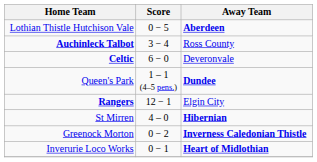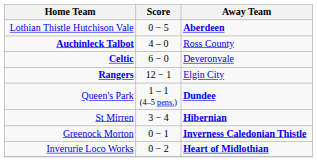(158, 43) 3 − 4 -> (158, 43) 4 – 0
rows swapped: (116, 102) <-> (108, 80)
(158, 117) 4 – 0 -> (158, 117) 3 − 4
(158, 133) 0 − 2 -> (158, 133) 0 − 1
(158, 149) 0 − 1 -> (158, 149) 0 − 2
